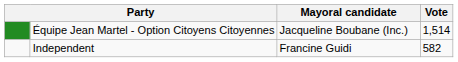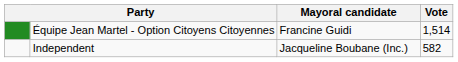(344, 30) Jacqueline Boubane (Inc.) -> (315, 30) Francine Guidi
(315, 48) Francine Guidi -> (344, 48) Jacqueline Boubane (Inc.)
